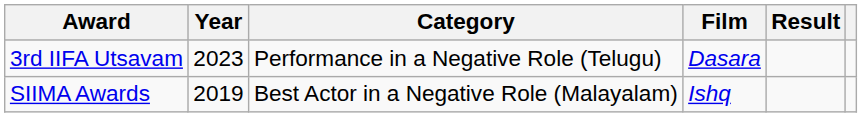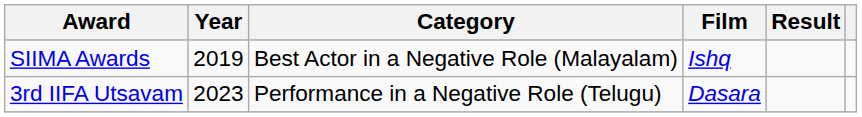rows swapped: (80, 93) <-> (96, 58)
